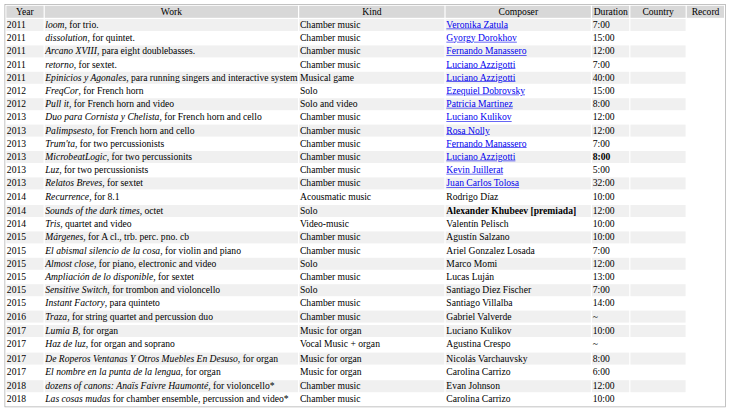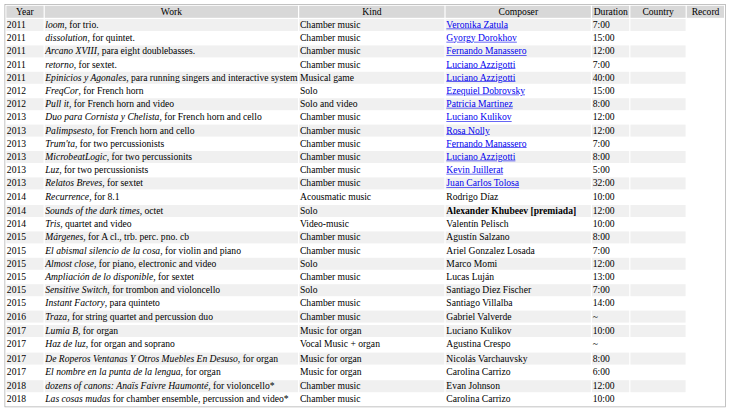(602, 157) bold -> (601, 157) normal
(604, 237) 10:00 -> (601, 237) 8:00
